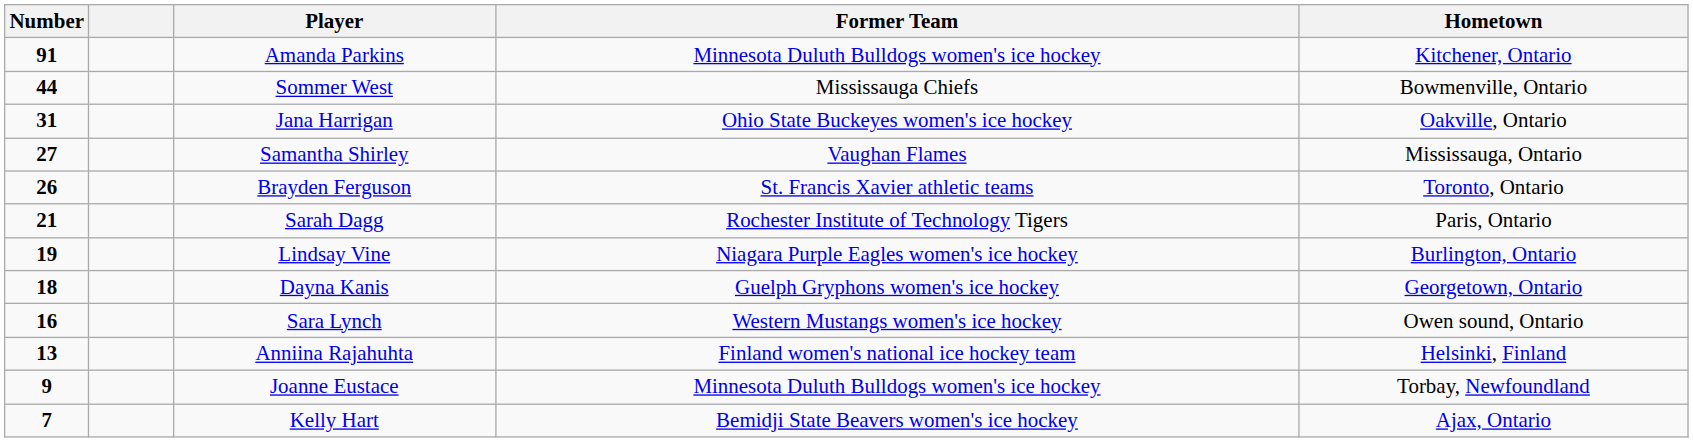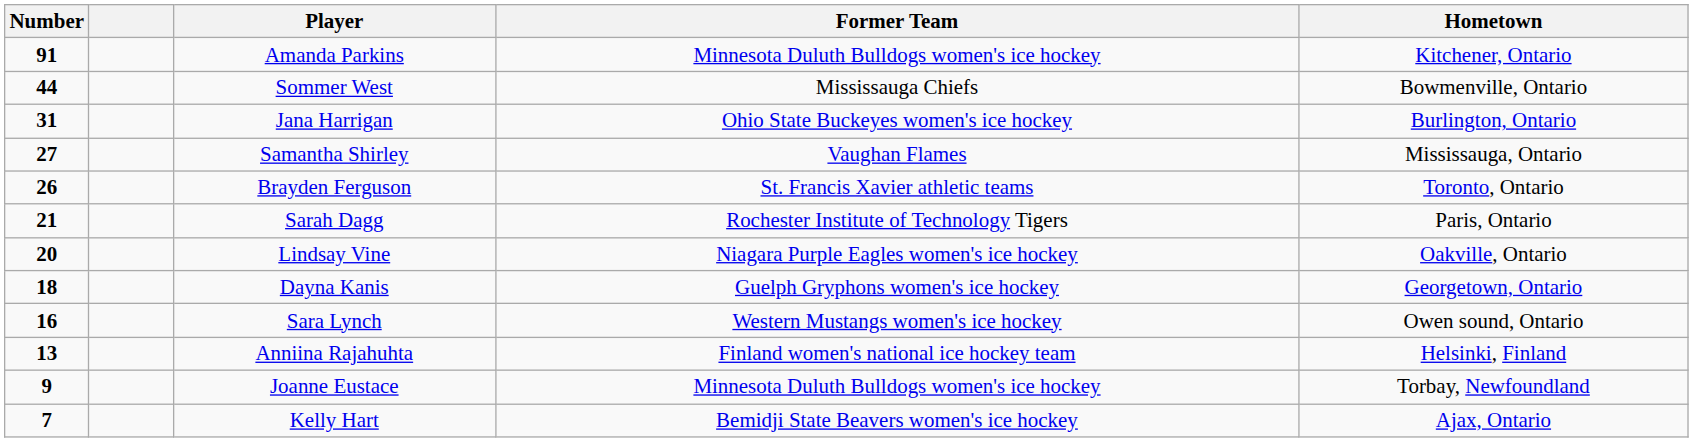(1493, 120) Oakville, Ontario -> (1493, 120) Burlington, Ontario
(47, 253) 19 -> (47, 253) 20
(1493, 253) Burlington, Ontario -> (1493, 253) Oakville, Ontario
